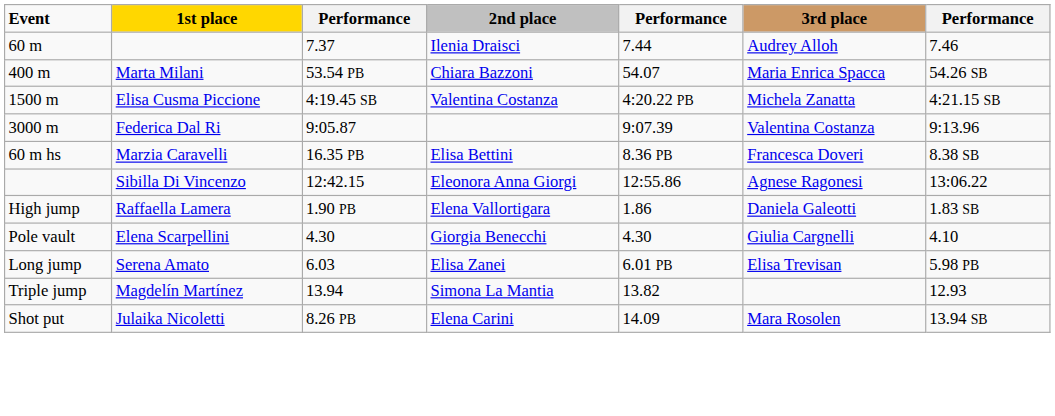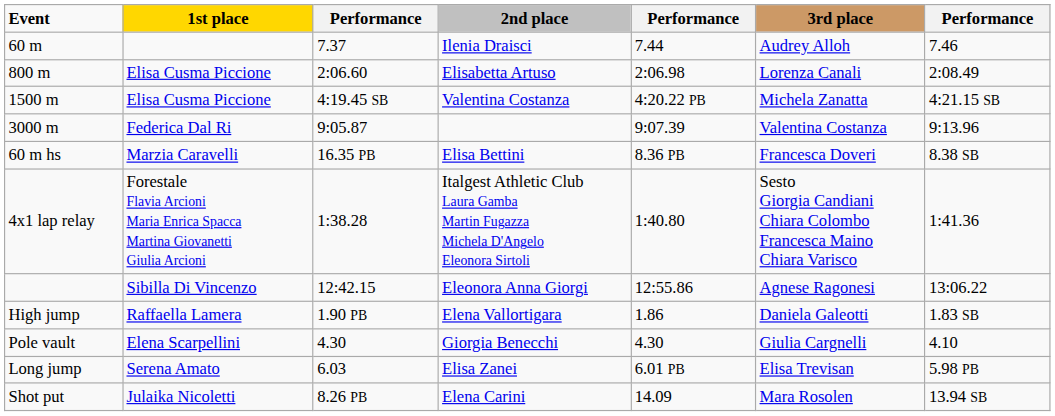- row: (29, 73)
+ row: (29, 73)
+ row: (52, 221)
- row: (47, 291)
